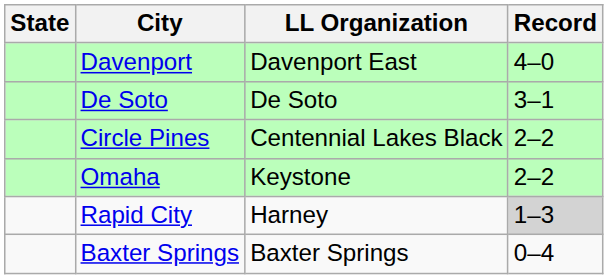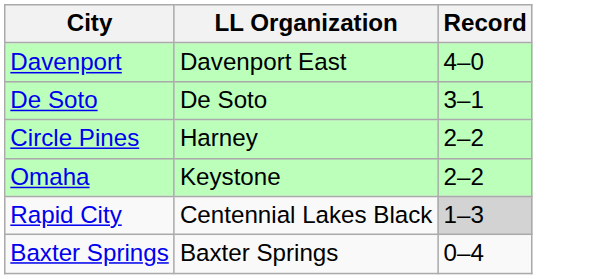- column: (40, 23)
(376, 138) Centennial Lakes Black -> (219, 138) Harney
(289, 215) Harney -> (306, 215) Centennial Lakes Black
